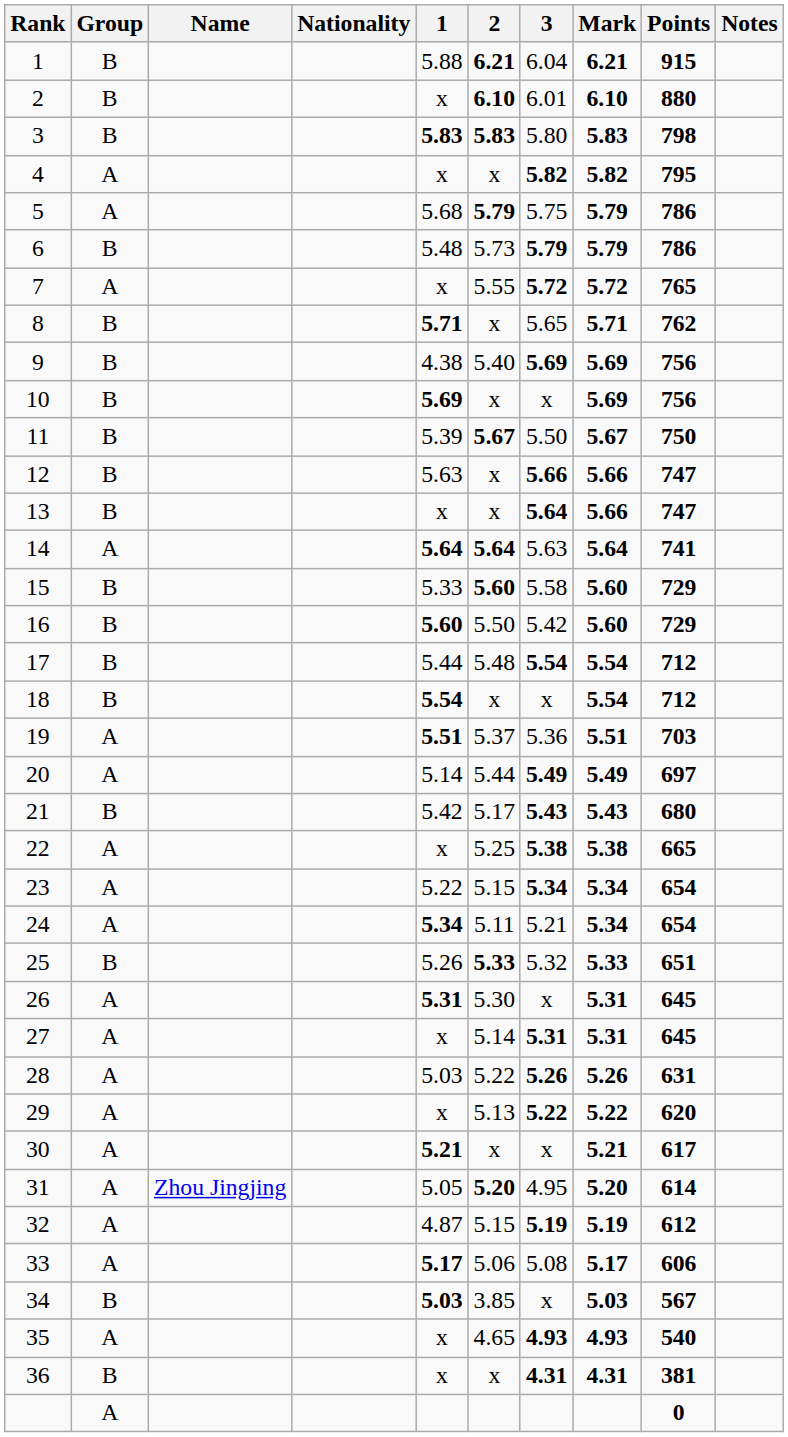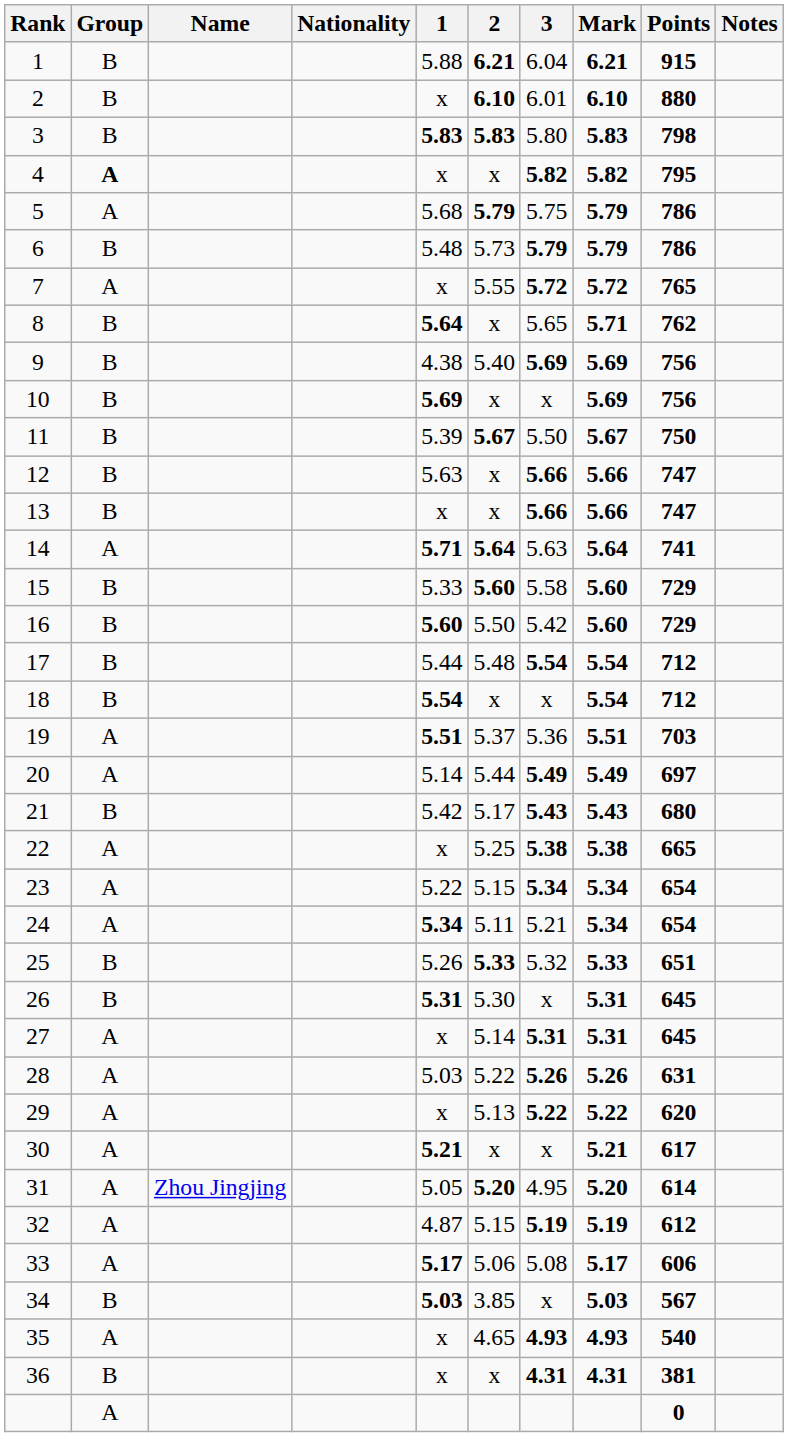(110, 173) normal -> (110, 173) bold
(442, 323) 5.71 -> (442, 323) 5.64
(547, 511) 5.64 -> (547, 511) 5.66
(442, 549) 5.64 -> (442, 549) 5.71
(110, 999) A -> (110, 999) B
